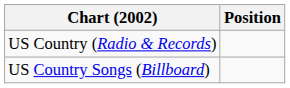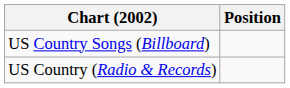rows swapped: (109, 69) <-> (112, 43)
